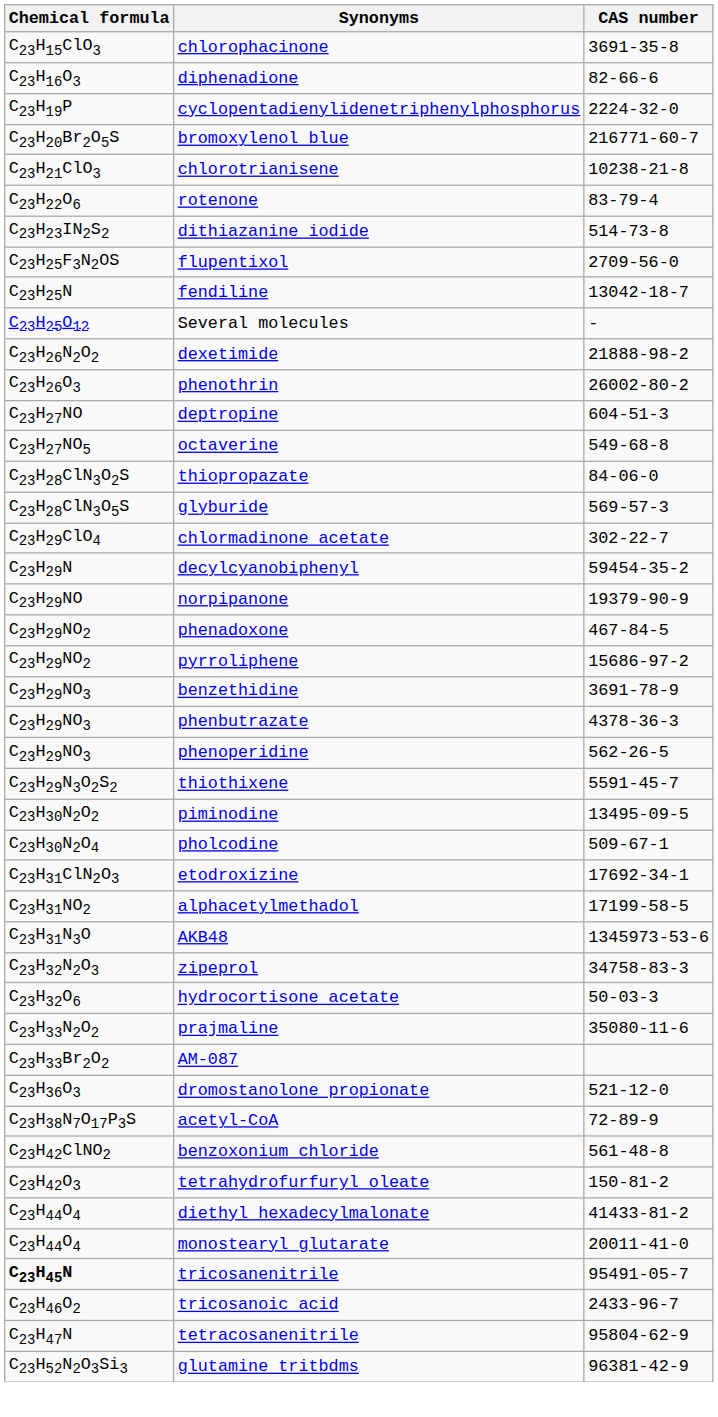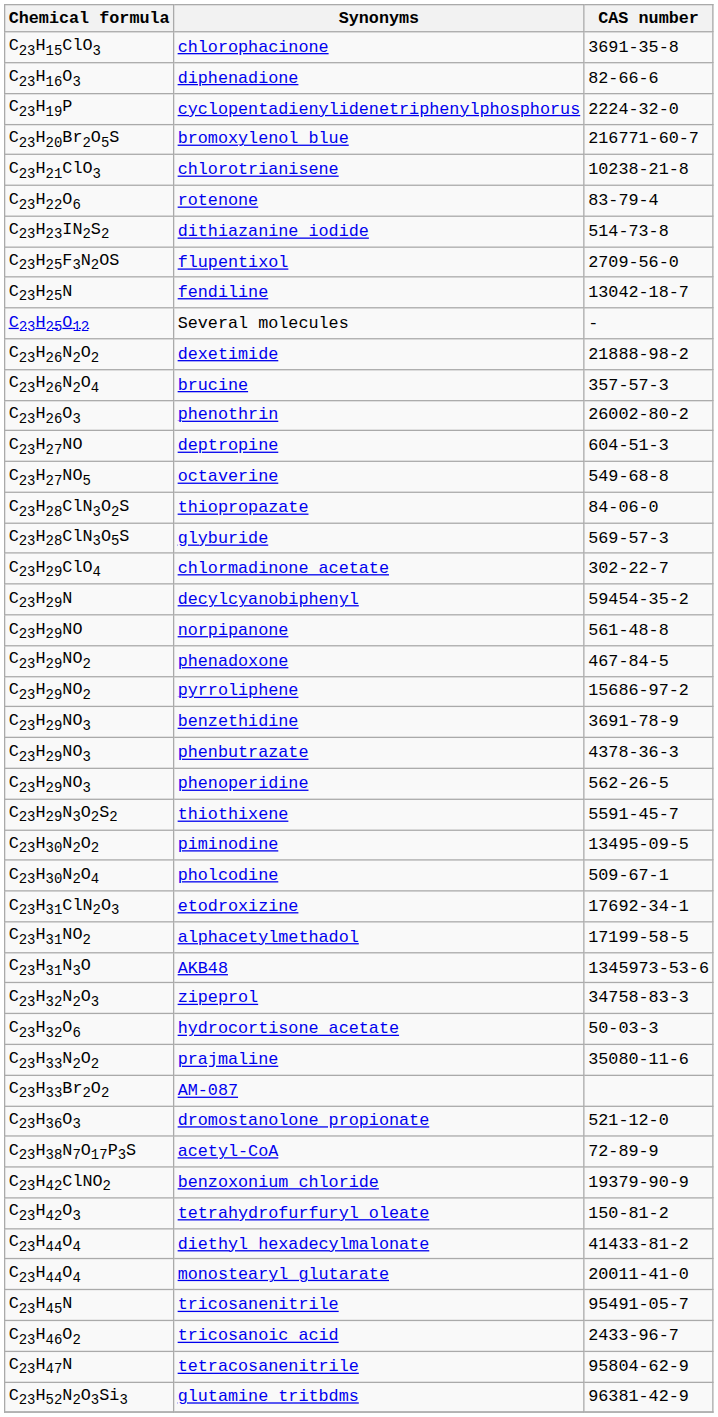+ row: (213, 385)
(639, 600) 19379-90-9 -> (628, 630) 561-48-8
(628, 1152) 561-48-8 -> (639, 1182) 19379-90-9
(41, 1274) bold -> (41, 1305) normal
